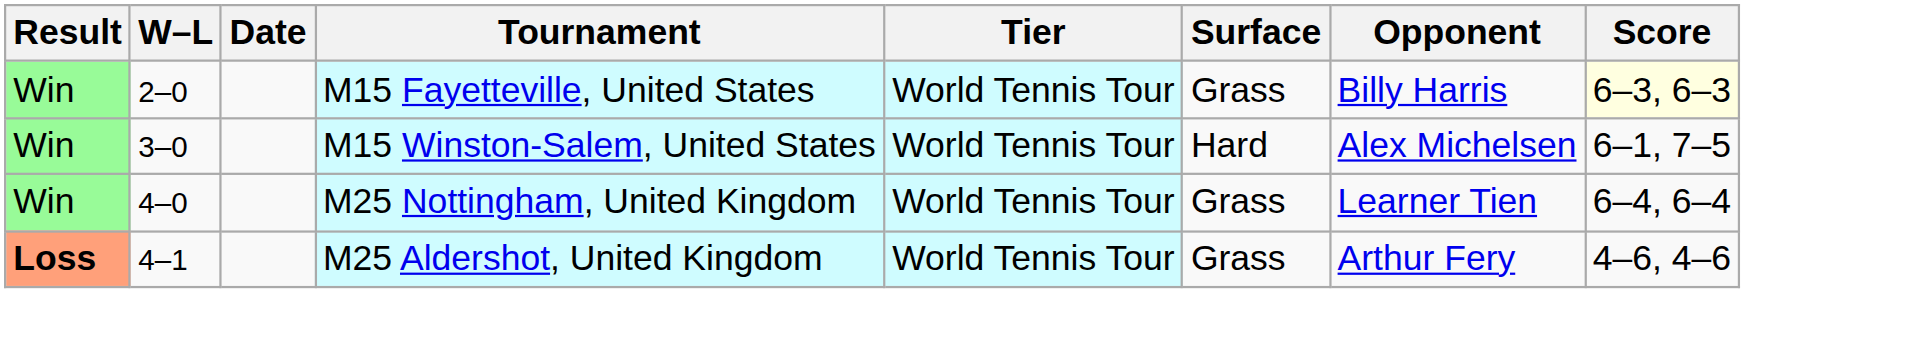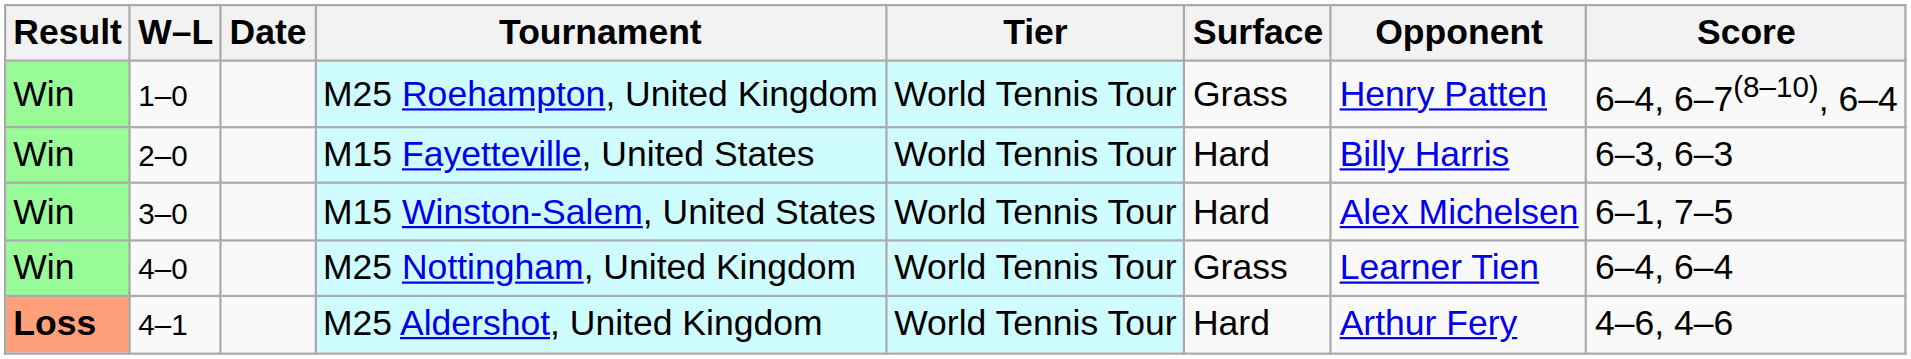+ row: (600, 93)
(1238, 88) Grass -> (1231, 154) Hard
(1662, 88) lightyellow background -> (1664, 154) no background
(1238, 257) Grass -> (1231, 323) Hard
